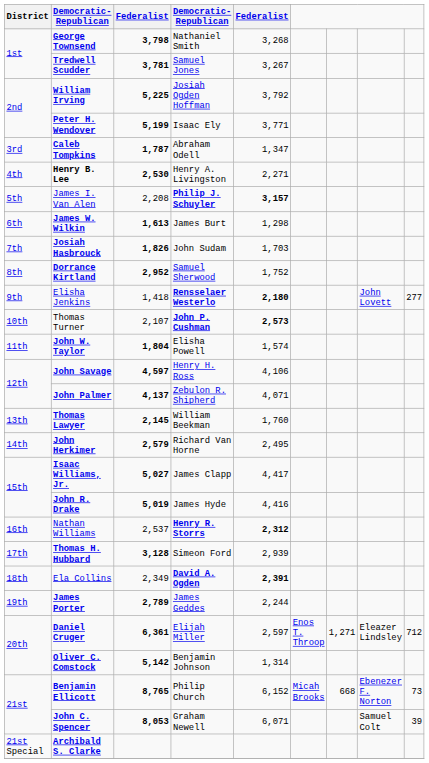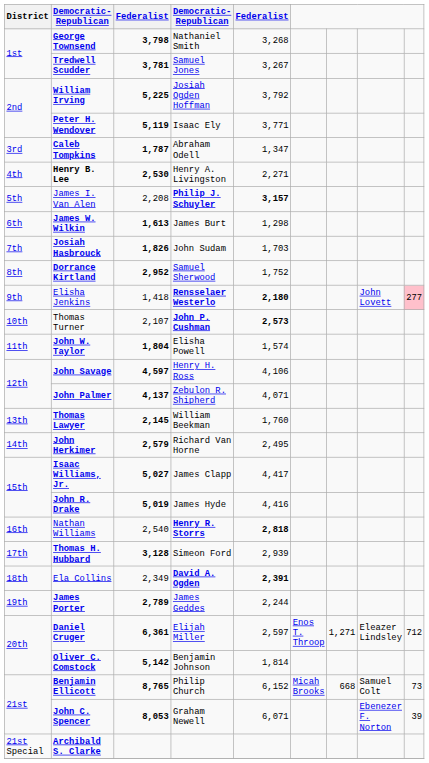(155, 125) 5,199 -> (155, 125) 5,119
(414, 298) no background -> (414, 298) pink background
(155, 529) 2,537 -> (155, 529) 2,540
(275, 529) 2,312 -> (275, 529) 2,818
(275, 662) 1,314 -> (275, 662) 1,814
(381, 692) Ebenezer F. Norton -> (375, 687) Samuel Colt
(375, 722) Samuel Colt -> (381, 717) Ebenezer F. Norton
